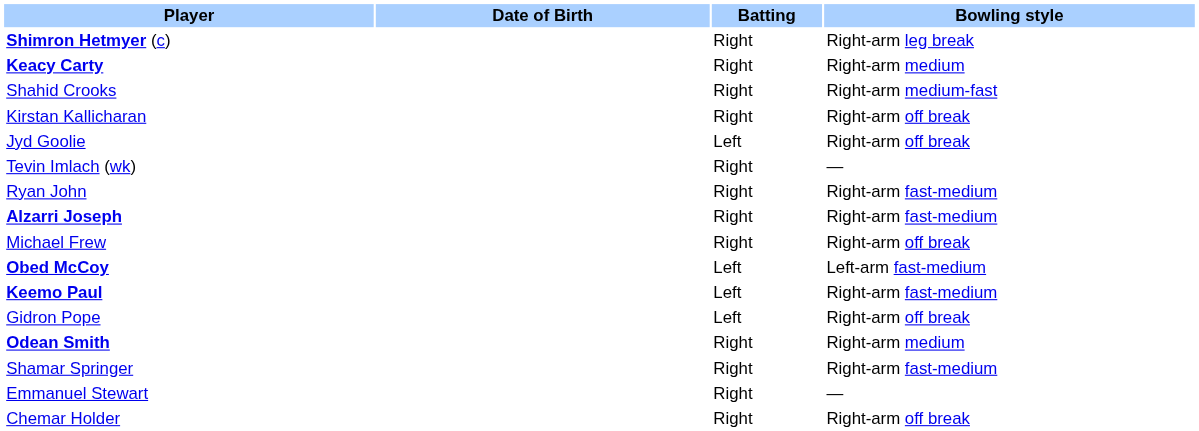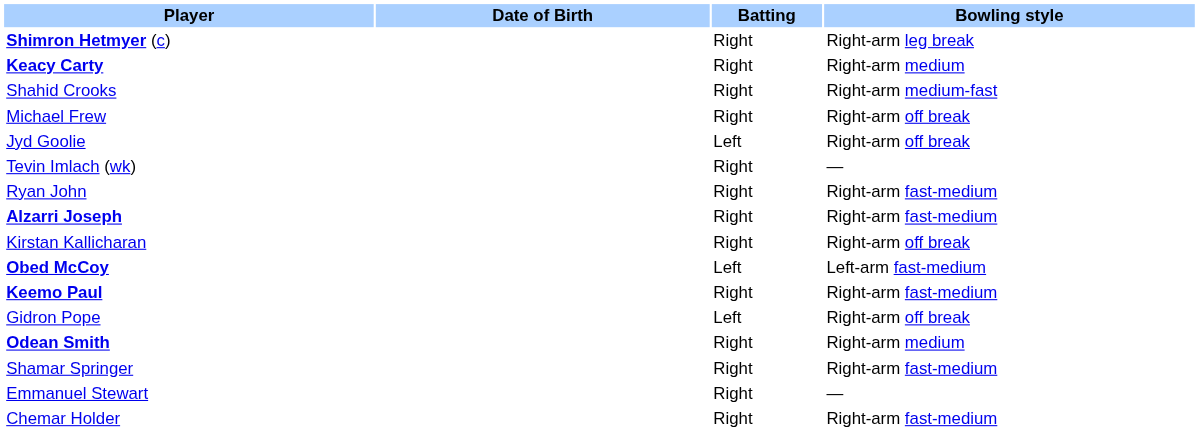rows swapped: (56, 242) <-> (76, 116)
(727, 292) Left -> (733, 292) Right
(898, 418) Right-arm off break -> (912, 418) Right-arm fast-medium
